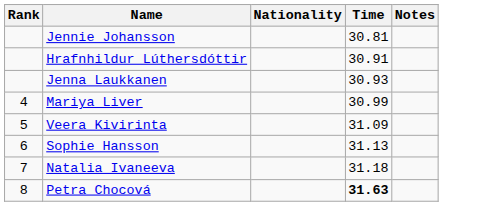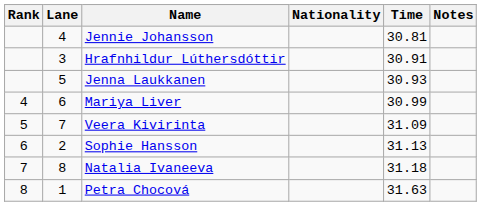+ column: (62, 15)
(368, 190) bold -> (407, 190) normal
